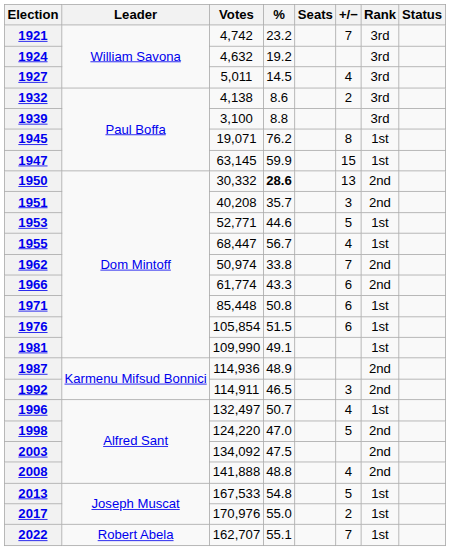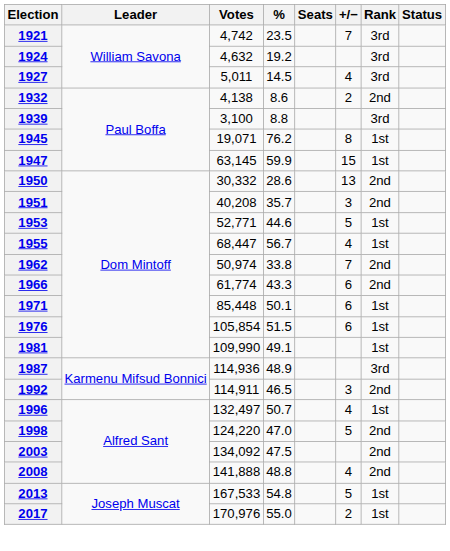(279, 35) 23.2 -> (279, 35) 23.5
(380, 98) 3rd -> (380, 98) 2nd
(279, 181) bold -> (279, 181) normal
(279, 306) 50.8 -> (279, 306) 50.1
(380, 368) 2nd -> (380, 368) 3rd
- row: (33, 535)
